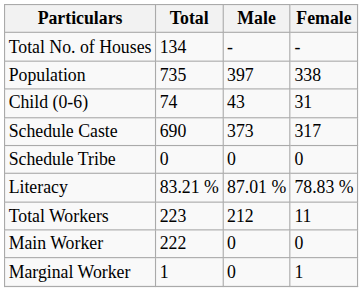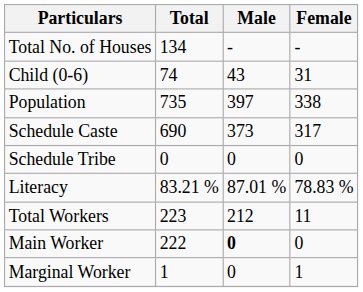rows swapped: (47, 74) <-> (48, 103)
(231, 243) normal -> (231, 243) bold
